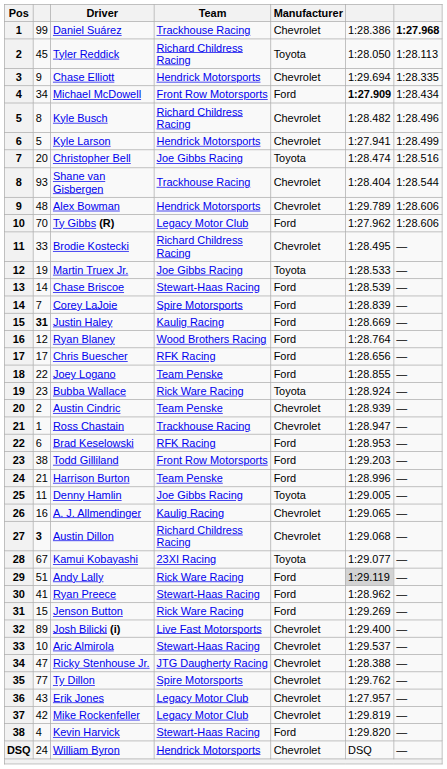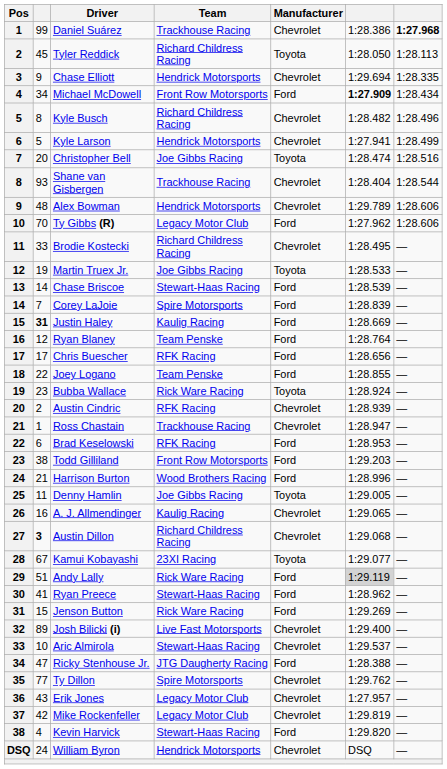(211, 339) Wood Brothers Racing -> (190, 339) Team Penske
(190, 409) Team Penske -> (186, 409) RFK Racing
(190, 478) Team Penske -> (211, 478) Wood Brothers Racing
(297, 663) Chevrolet -> (285, 663) Ford
